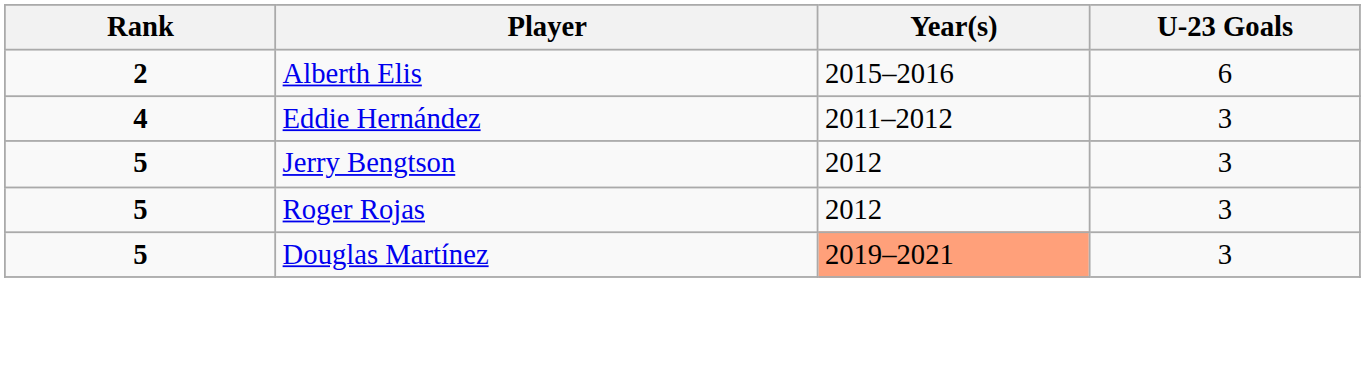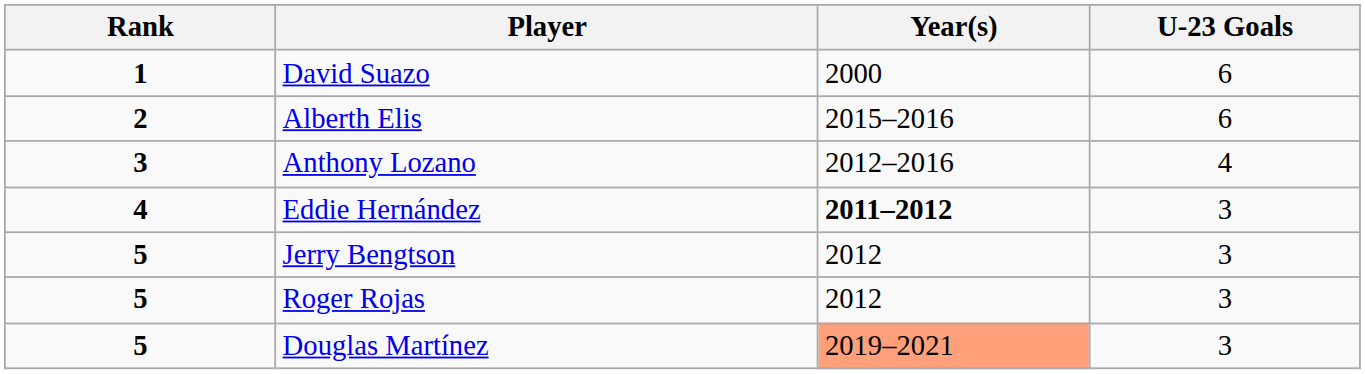+ row: (356, 72)
+ row: (379, 163)
(889, 118) normal -> (889, 208) bold
